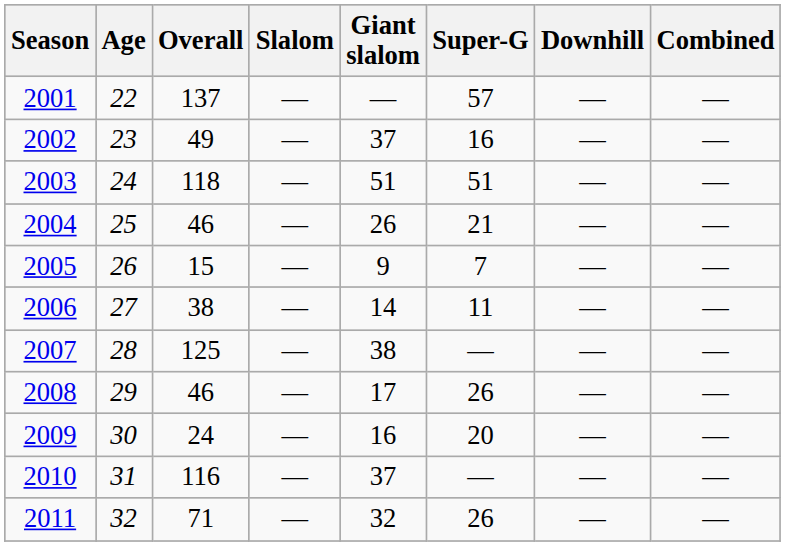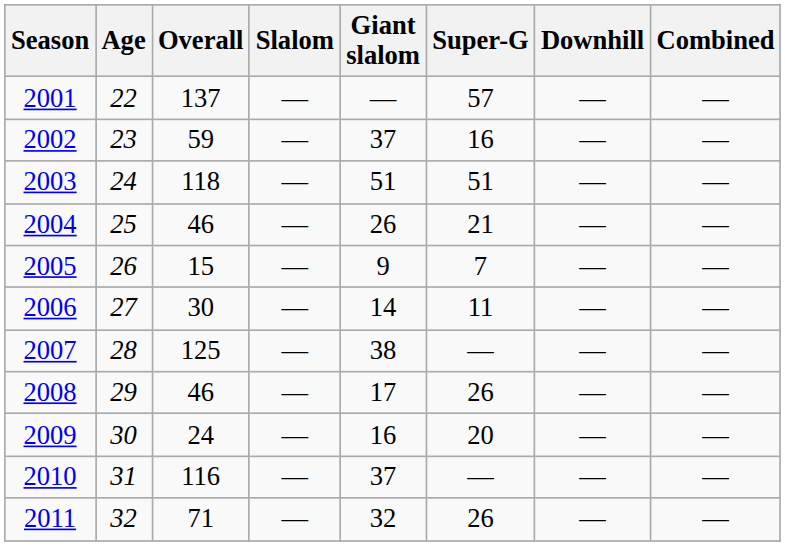(201, 139) 49 -> (201, 139) 59
(201, 308) 38 -> (201, 308) 30
